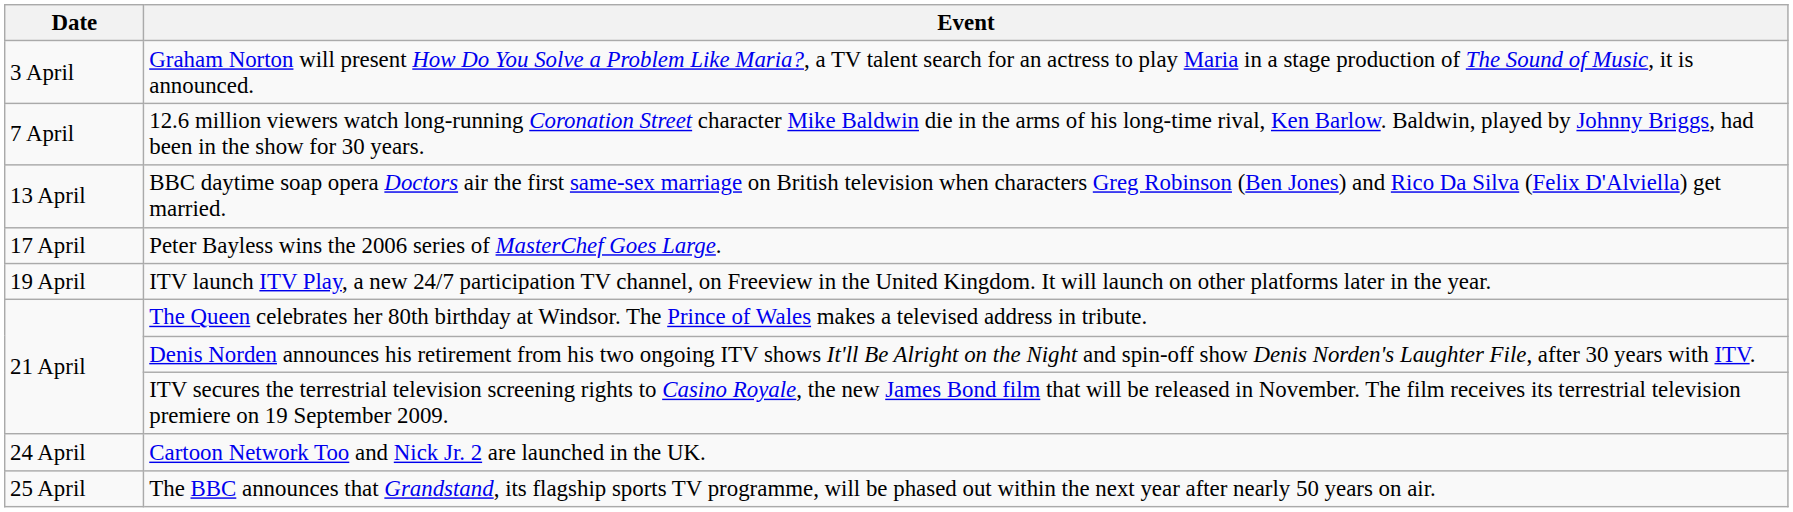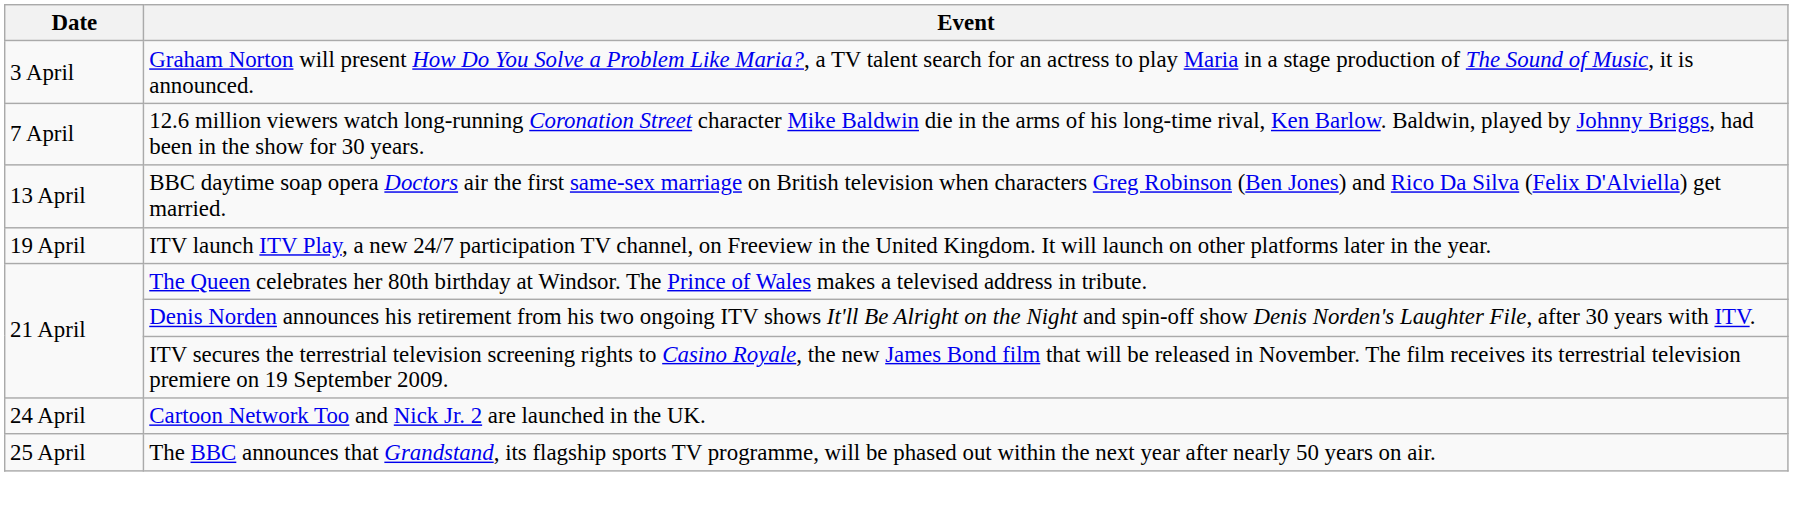- row: (435, 245)
